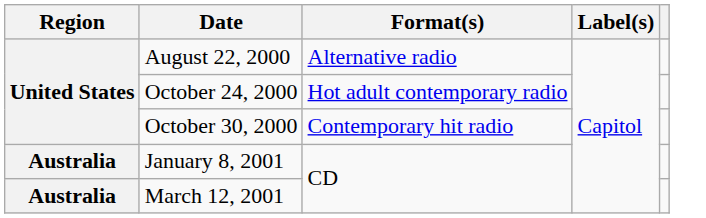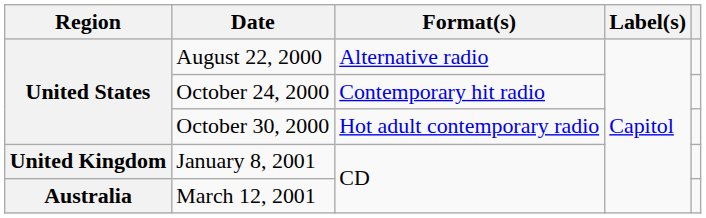(438, 91) Hot adult contemporary radio -> (442, 91) Contemporary hit radio
(410, 126) Contemporary hit radio -> (469, 126) Hot adult contemporary radio
(72, 160) Australia -> (88, 160) United Kingdom
